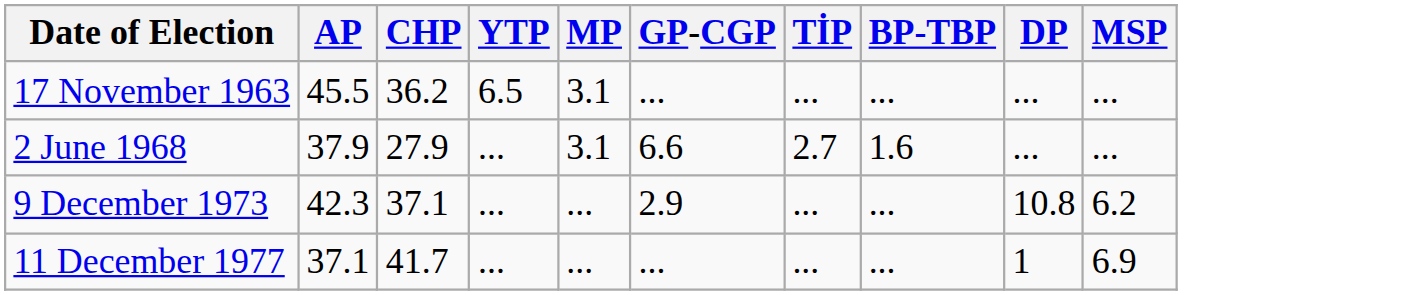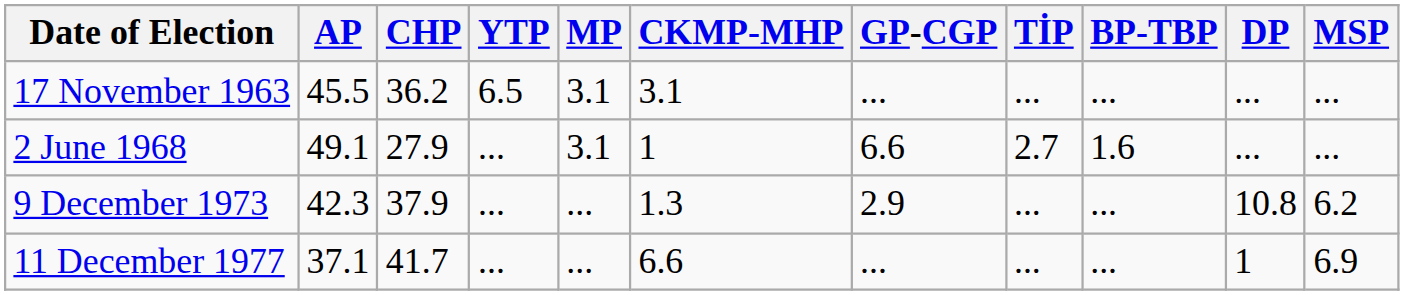+ column: (741, 32)
(338, 146) 37.9 -> (338, 146) 49.1
(417, 203) 37.1 -> (417, 203) 37.9
